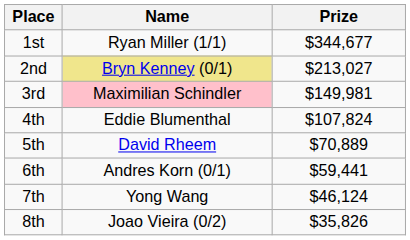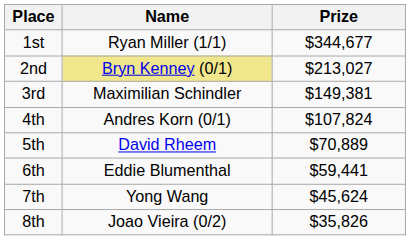(167, 94) pink background -> (167, 94) no background
(339, 94) $149,981 -> (339, 94) $149,381
(167, 119) Eddie Blumenthal -> (167, 119) Andres Korn (0/1)
(167, 171) Andres Korn (0/1) -> (167, 171) Eddie Blumenthal
(339, 196) $46,124 -> (339, 196) $45,624
